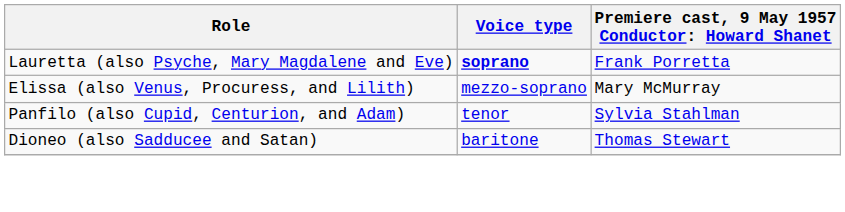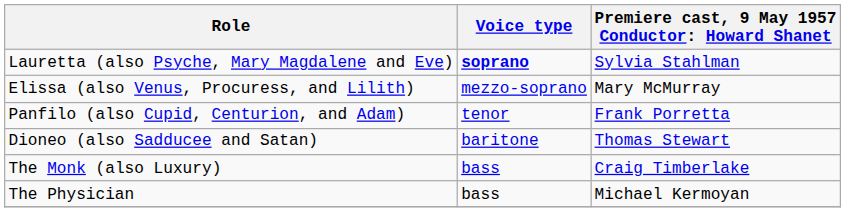(662, 63) Frank Porretta -> (667, 63) Sylvia Stahlman
(667, 115) Sylvia Stahlman -> (662, 115) Frank Porretta
+ row: (115, 168)
+ row: (71, 194)
